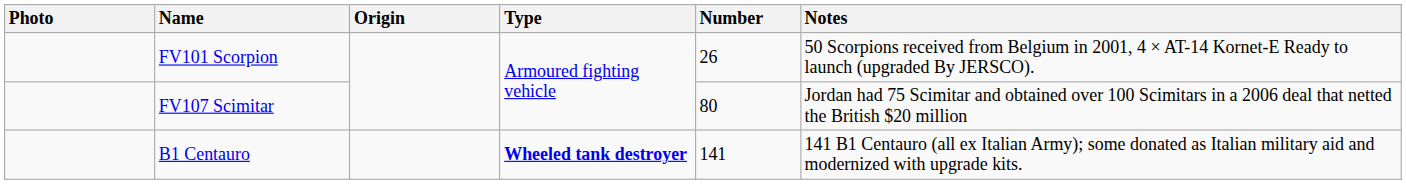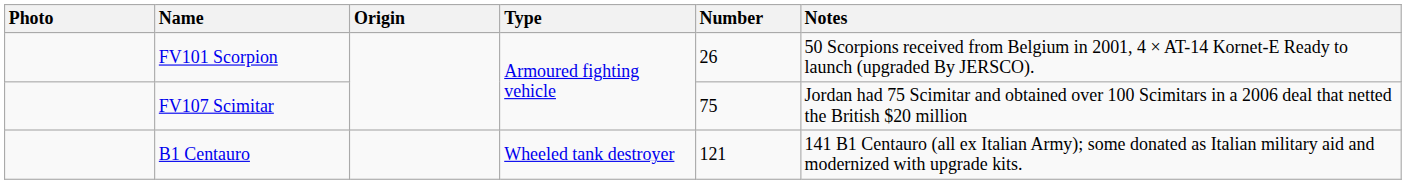(708, 105) 80 -> (708, 105) 75
(596, 154) bold -> (589, 154) normal
(713, 154) 141 -> (713, 154) 121
